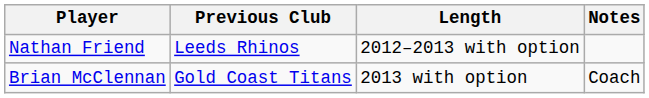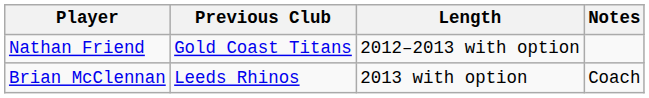(237, 48) Leeds Rhinos -> (263, 48) Gold Coast Titans
(263, 78) Gold Coast Titans -> (237, 78) Leeds Rhinos
